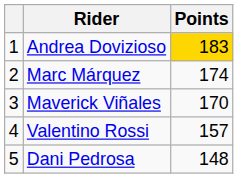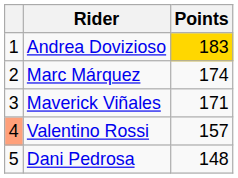(214, 103) 170 -> (214, 103) 171
(14, 131) no background -> (14, 131) lightsalmon background
